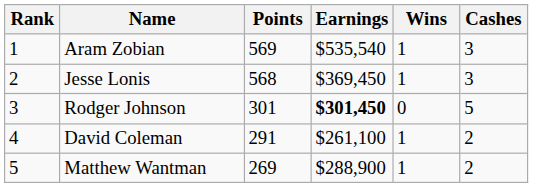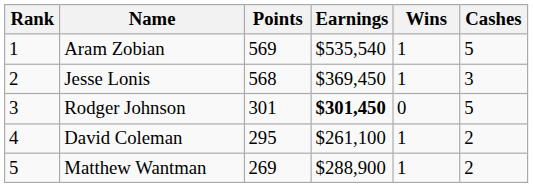(469, 49) 3 -> (469, 49) 5
(262, 138) 291 -> (262, 138) 295
